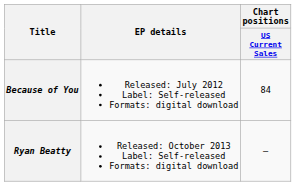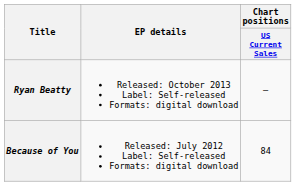rows swapped: (43, 90) <-> (43, 151)
